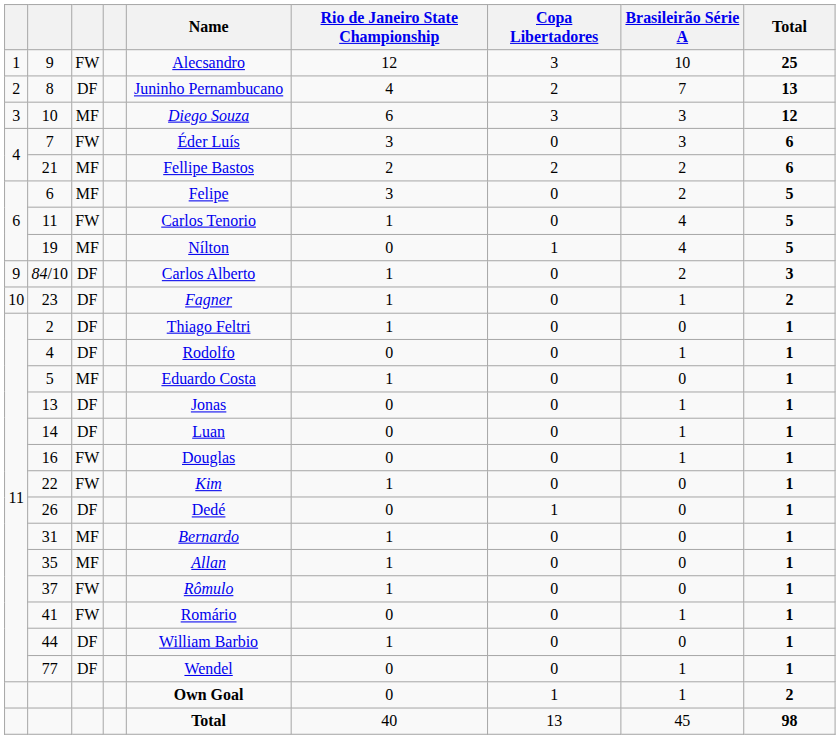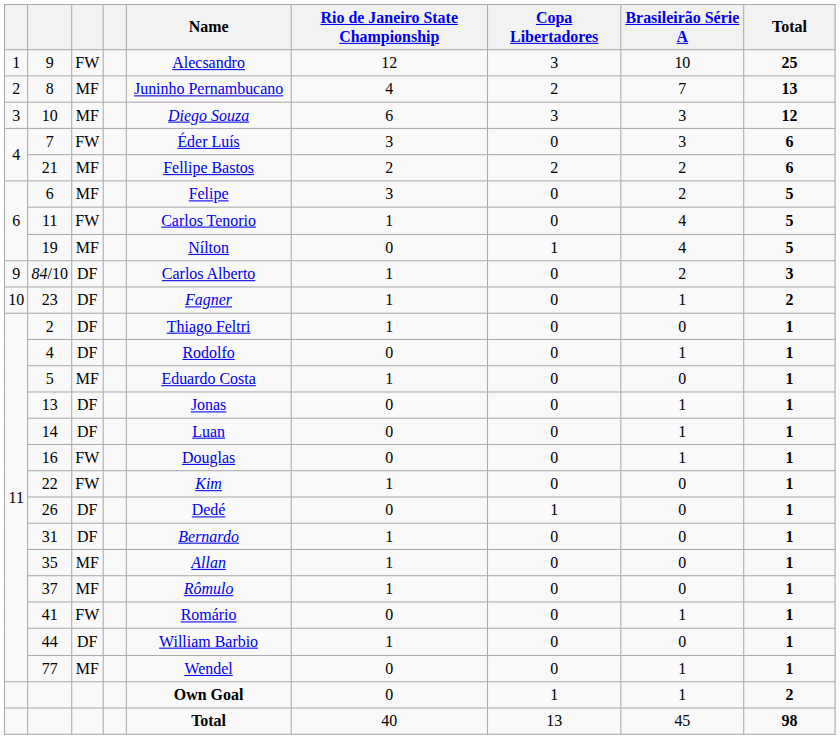(87, 89) DF -> (87, 89) MF
(87, 536) MF -> (87, 536) DF
(87, 589) FW -> (87, 589) MF
(87, 668) DF -> (87, 668) MF
